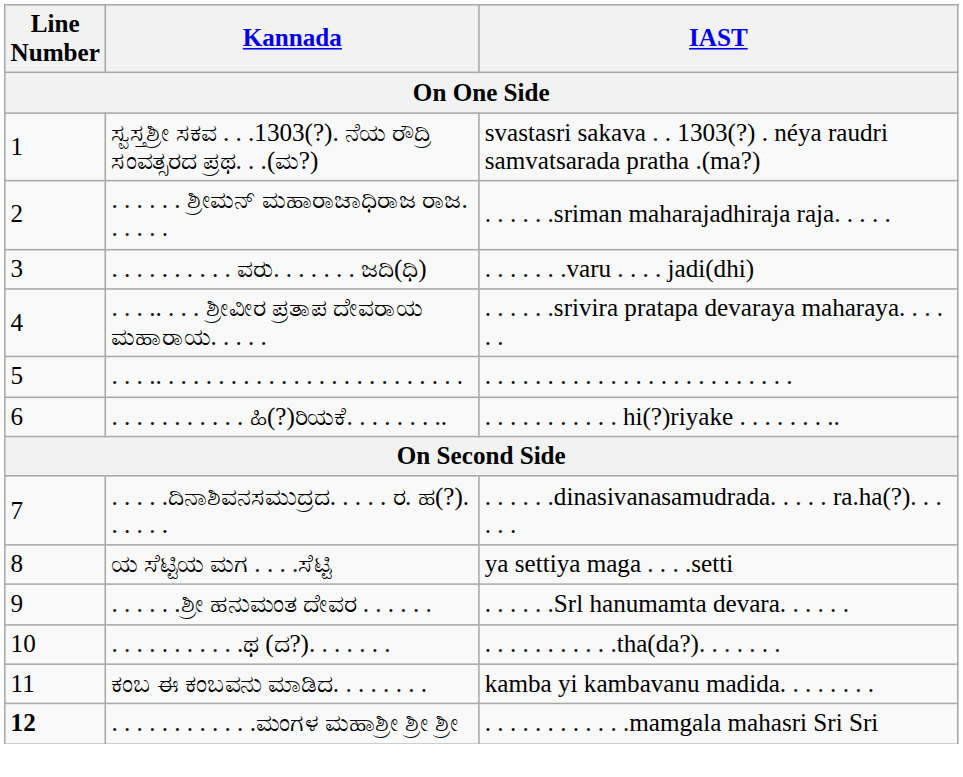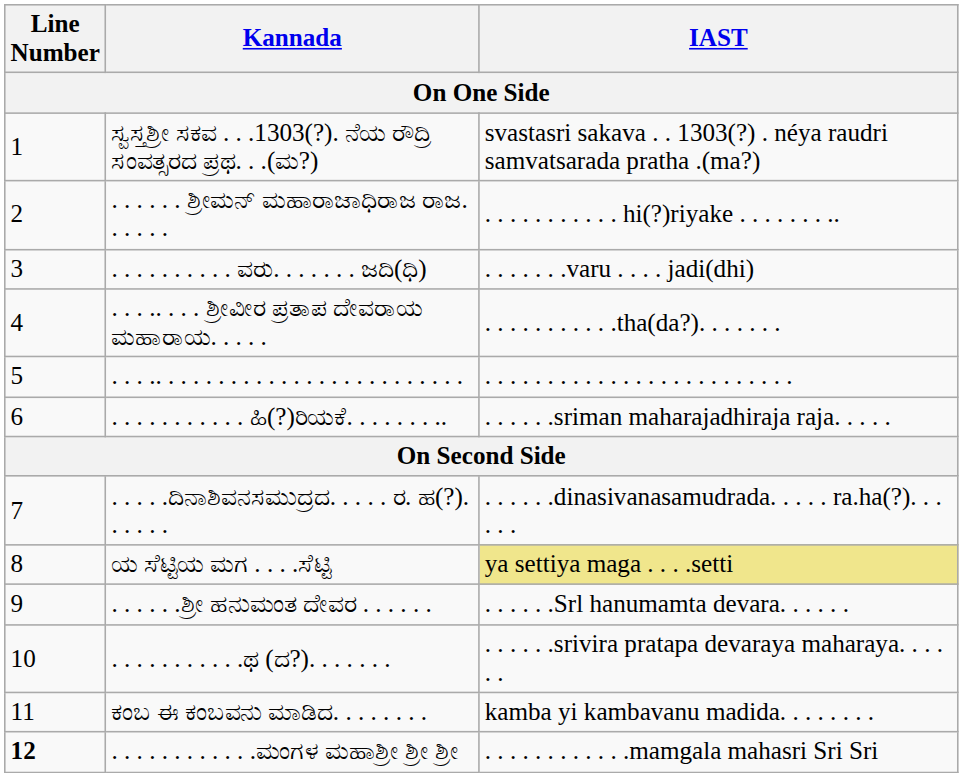(688, 214) . . . . . .sriman maharajadhiraja raja. . . . . -> (662, 214) . . . . . . . . . . . hi(?)riyake . . . . . . . ..
(714, 322) . . . . . .srivira pratapa devaraya maharaya. . . . . . -> (633, 322) . . . . . . . . . . .tha(da?). . . . . . .
(662, 416) . . . . . . . . . . . hi(?)riyake . . . . . . . .. -> (688, 416) . . . . . .sriman maharajadhiraja raja. . . . .
(609, 564) no background -> (609, 564) khaki background
(633, 643) . . . . . . . . . . .tha(da?). . . . . . . -> (714, 657) . . . . . .srivira pratapa devaraya maharaya. . . . . .
